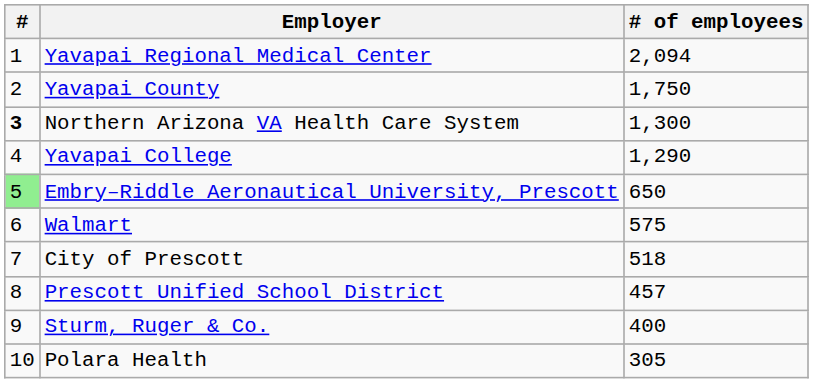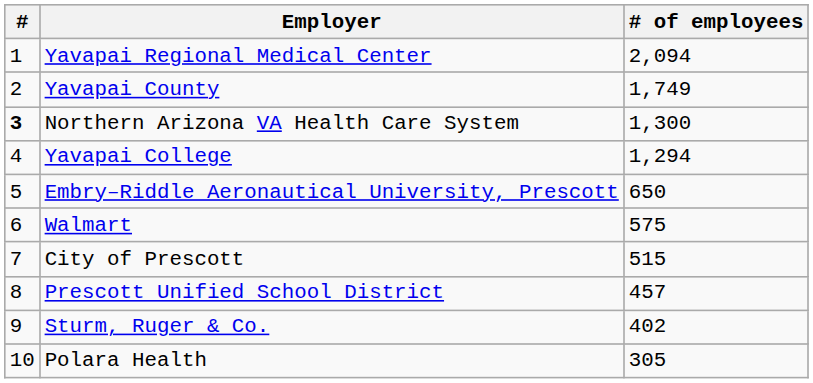(660, 90) 1,750 -> (660, 90) 1,749
(660, 157) 1,290 -> (660, 157) 1,294
(16, 191) lightgreen background -> (16, 191) no background
(647, 259) 518 -> (647, 259) 515
(647, 327) 400 -> (647, 327) 402
